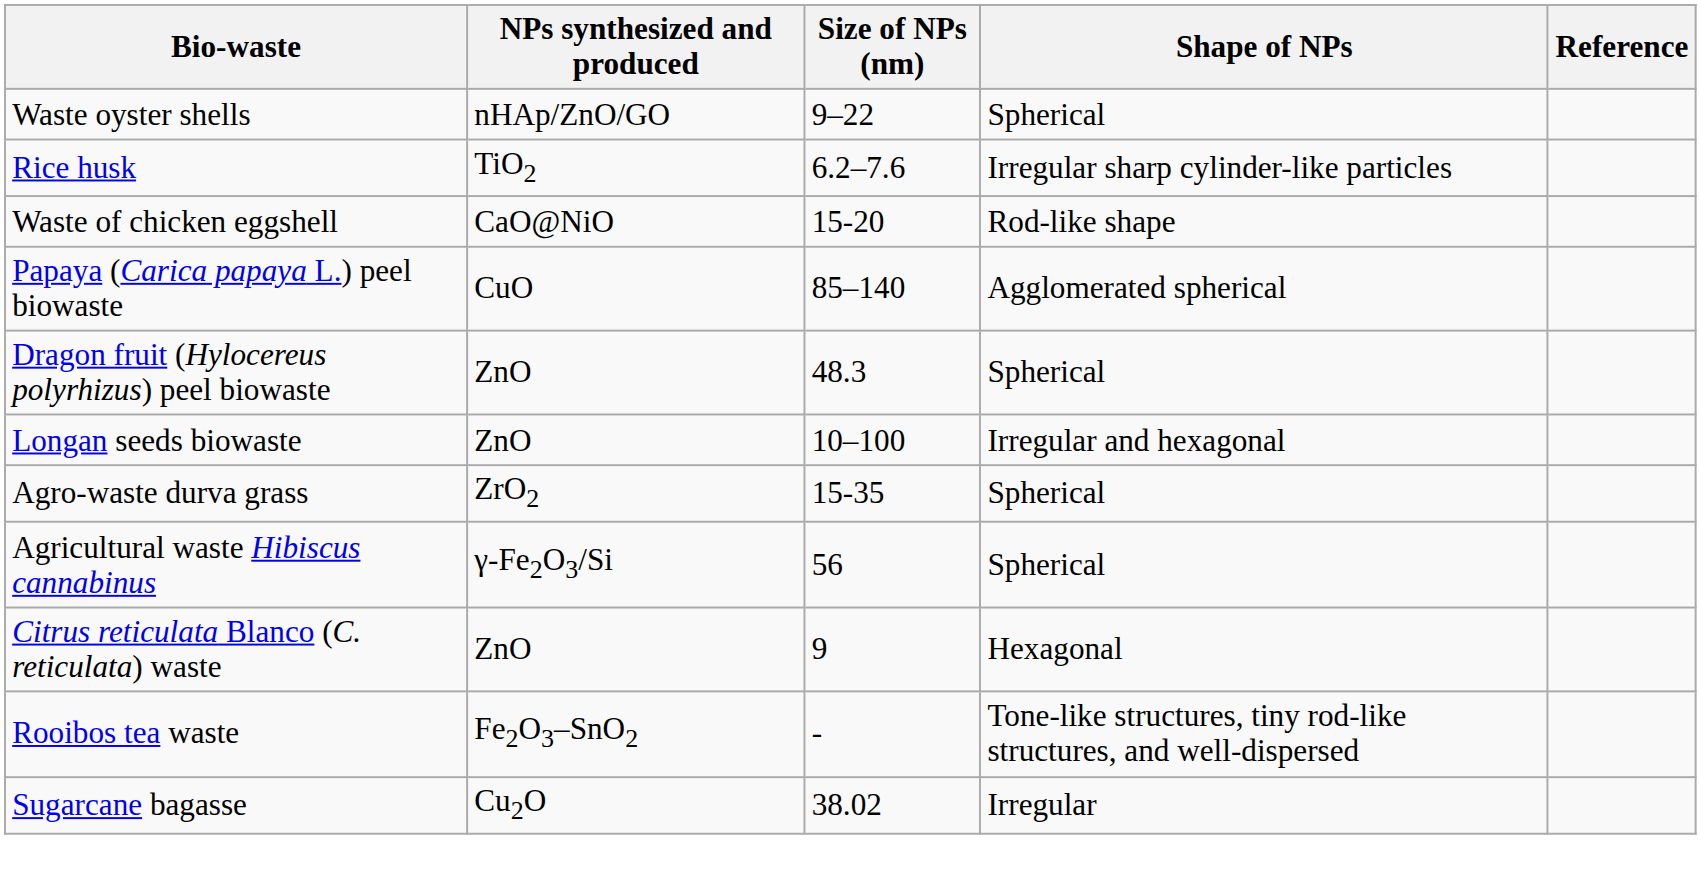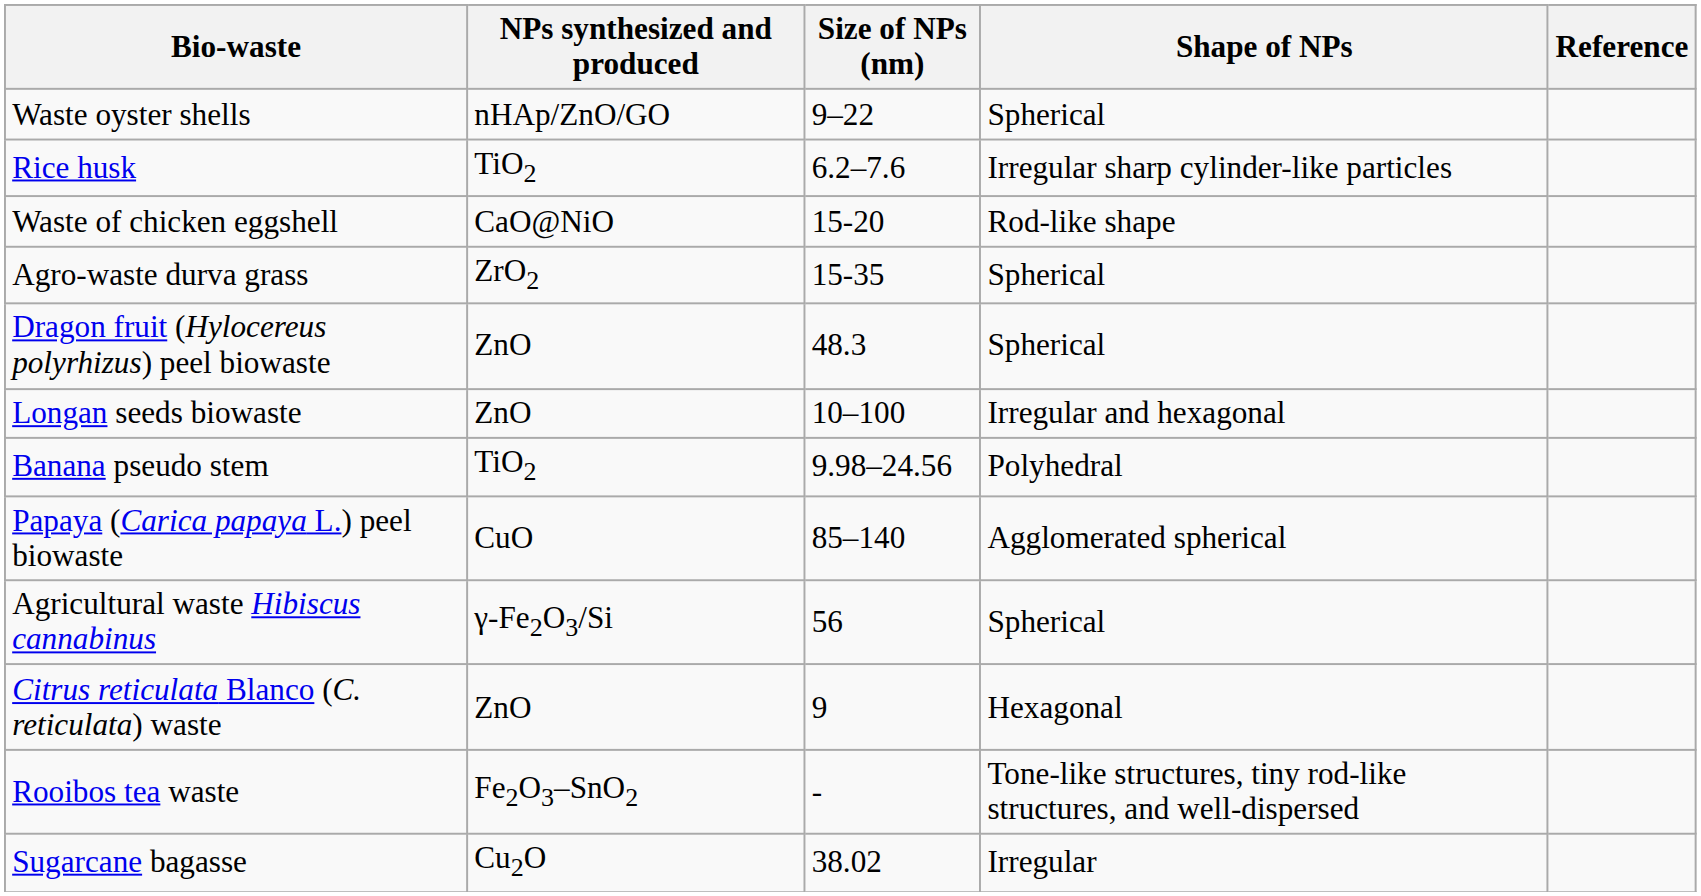rows swapped: (212, 287) <-> (160, 493)
+ row: (140, 466)
